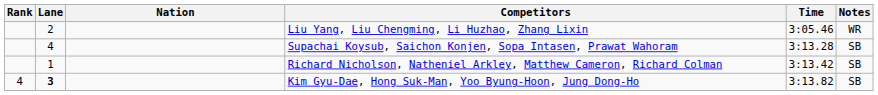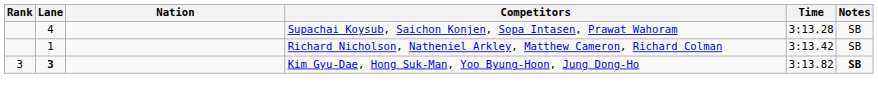- row: (438, 30)
(20, 82) 4 -> (20, 65) 3
(855, 82) normal -> (855, 65) bold
